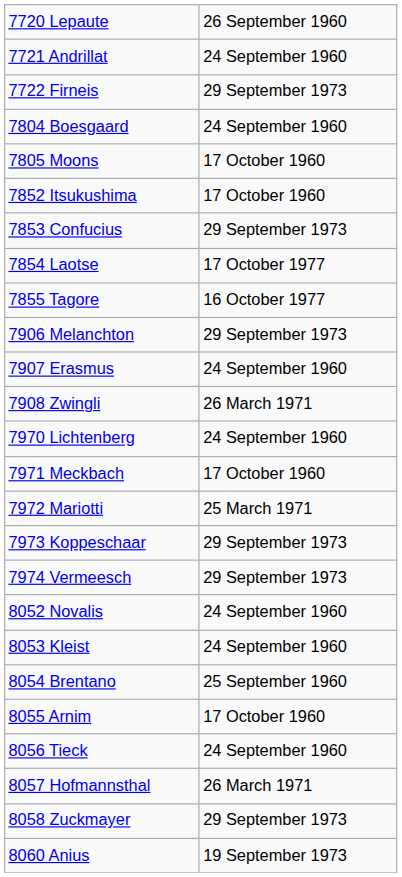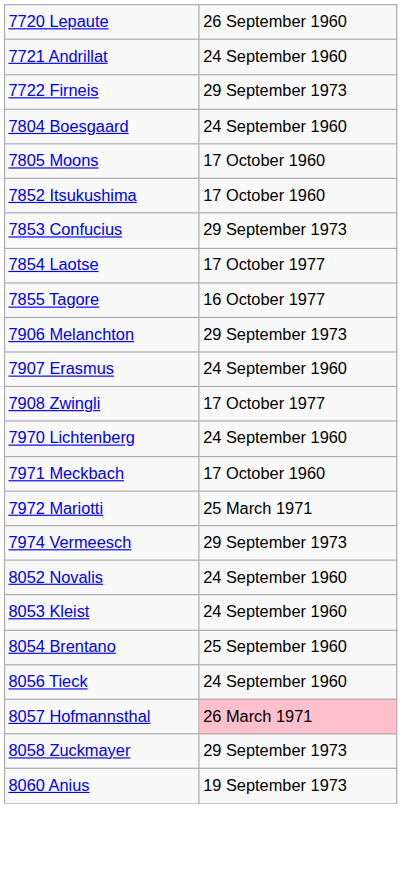(258, 403) 26 March 1971 -> (264, 403) 17 October 1977
- row: (77, 542)
- row: (50, 716)
(258, 785) no background -> (258, 716) pink background
